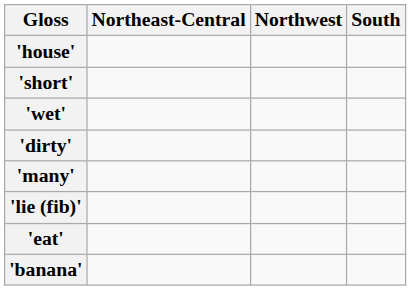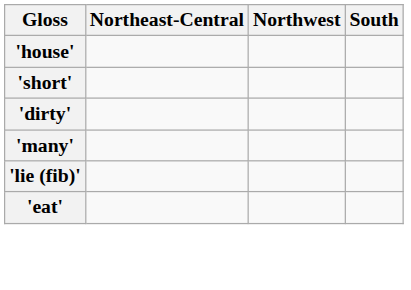- row: (46, 113)
- row: (46, 269)
